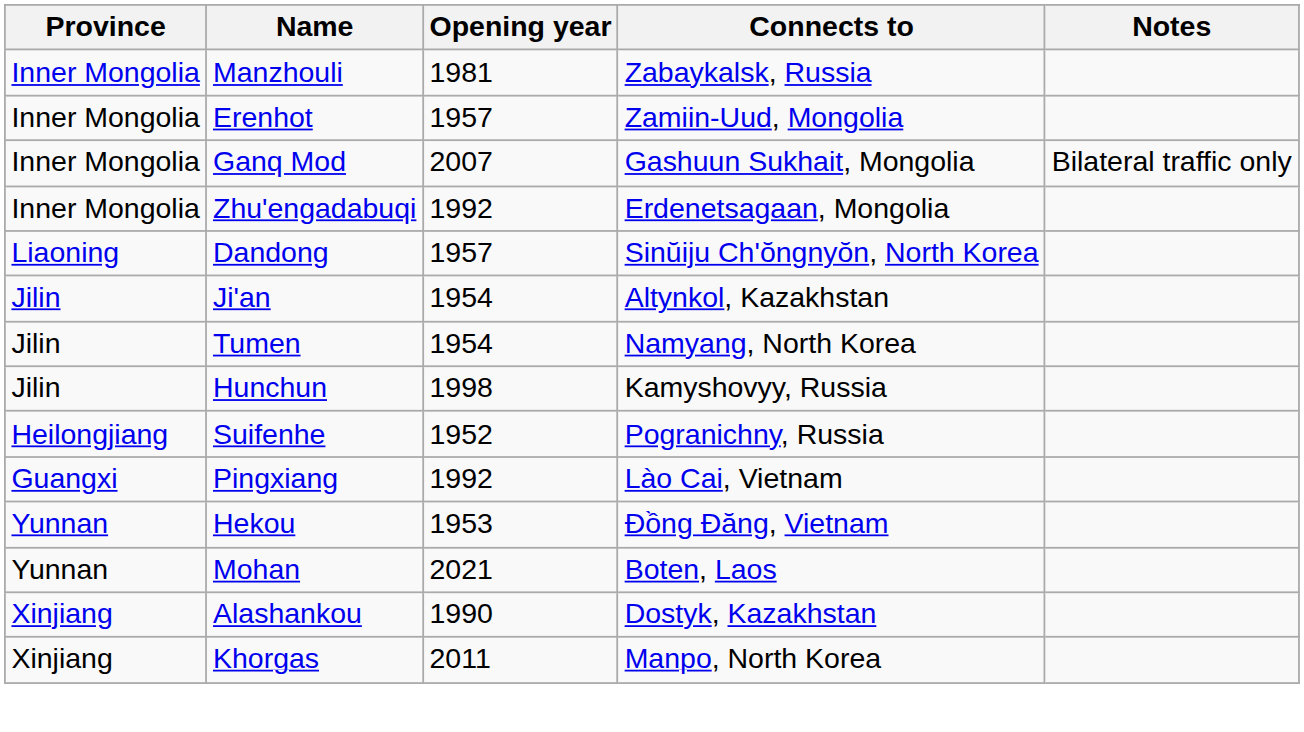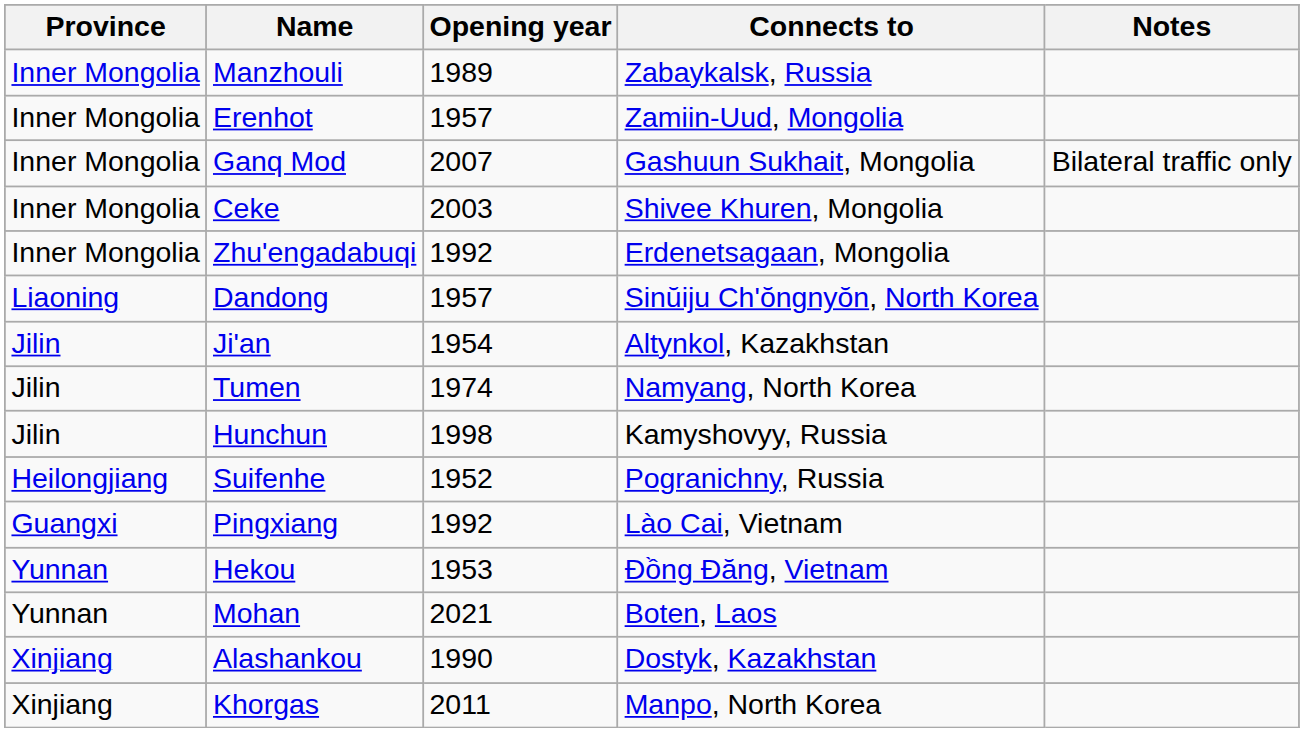(461, 72) 1981 -> (461, 72) 1989
+ row: (246, 207)
(461, 343) 1954 -> (461, 388) 1974
